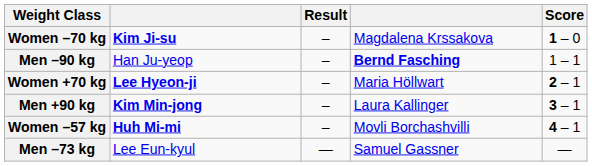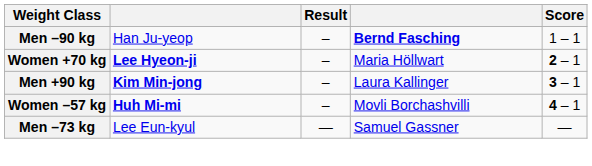- row: (57, 37)
